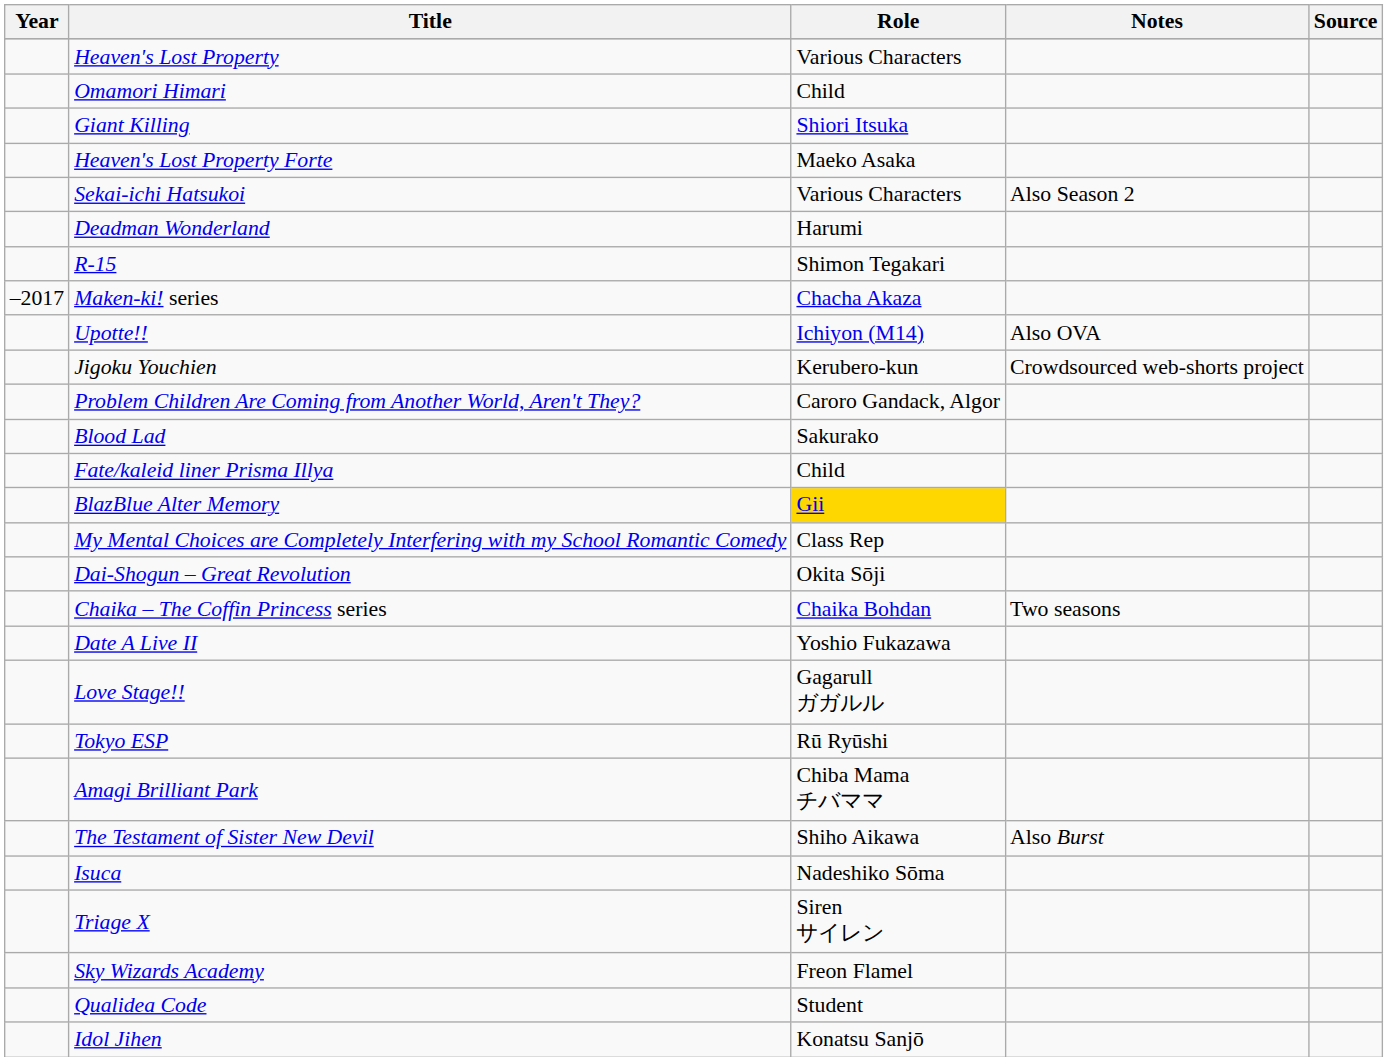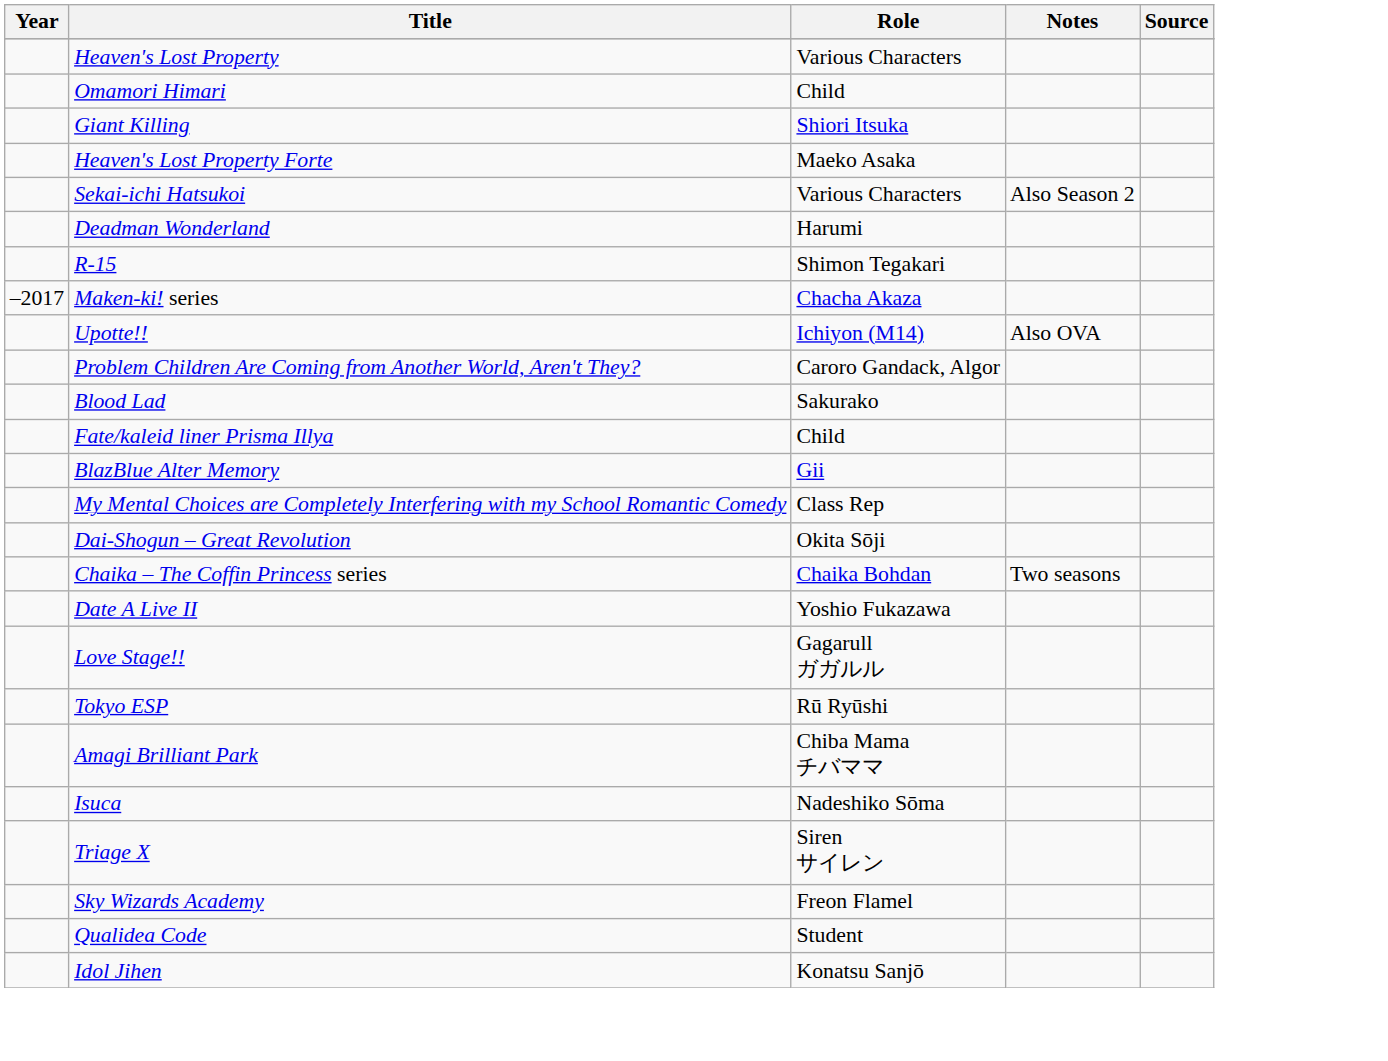- row: (145, 366)
(810, 504) gold background -> (810, 470) no background
- row: (224, 838)
